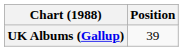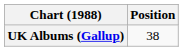(153, 35) 39 -> (153, 35) 38
